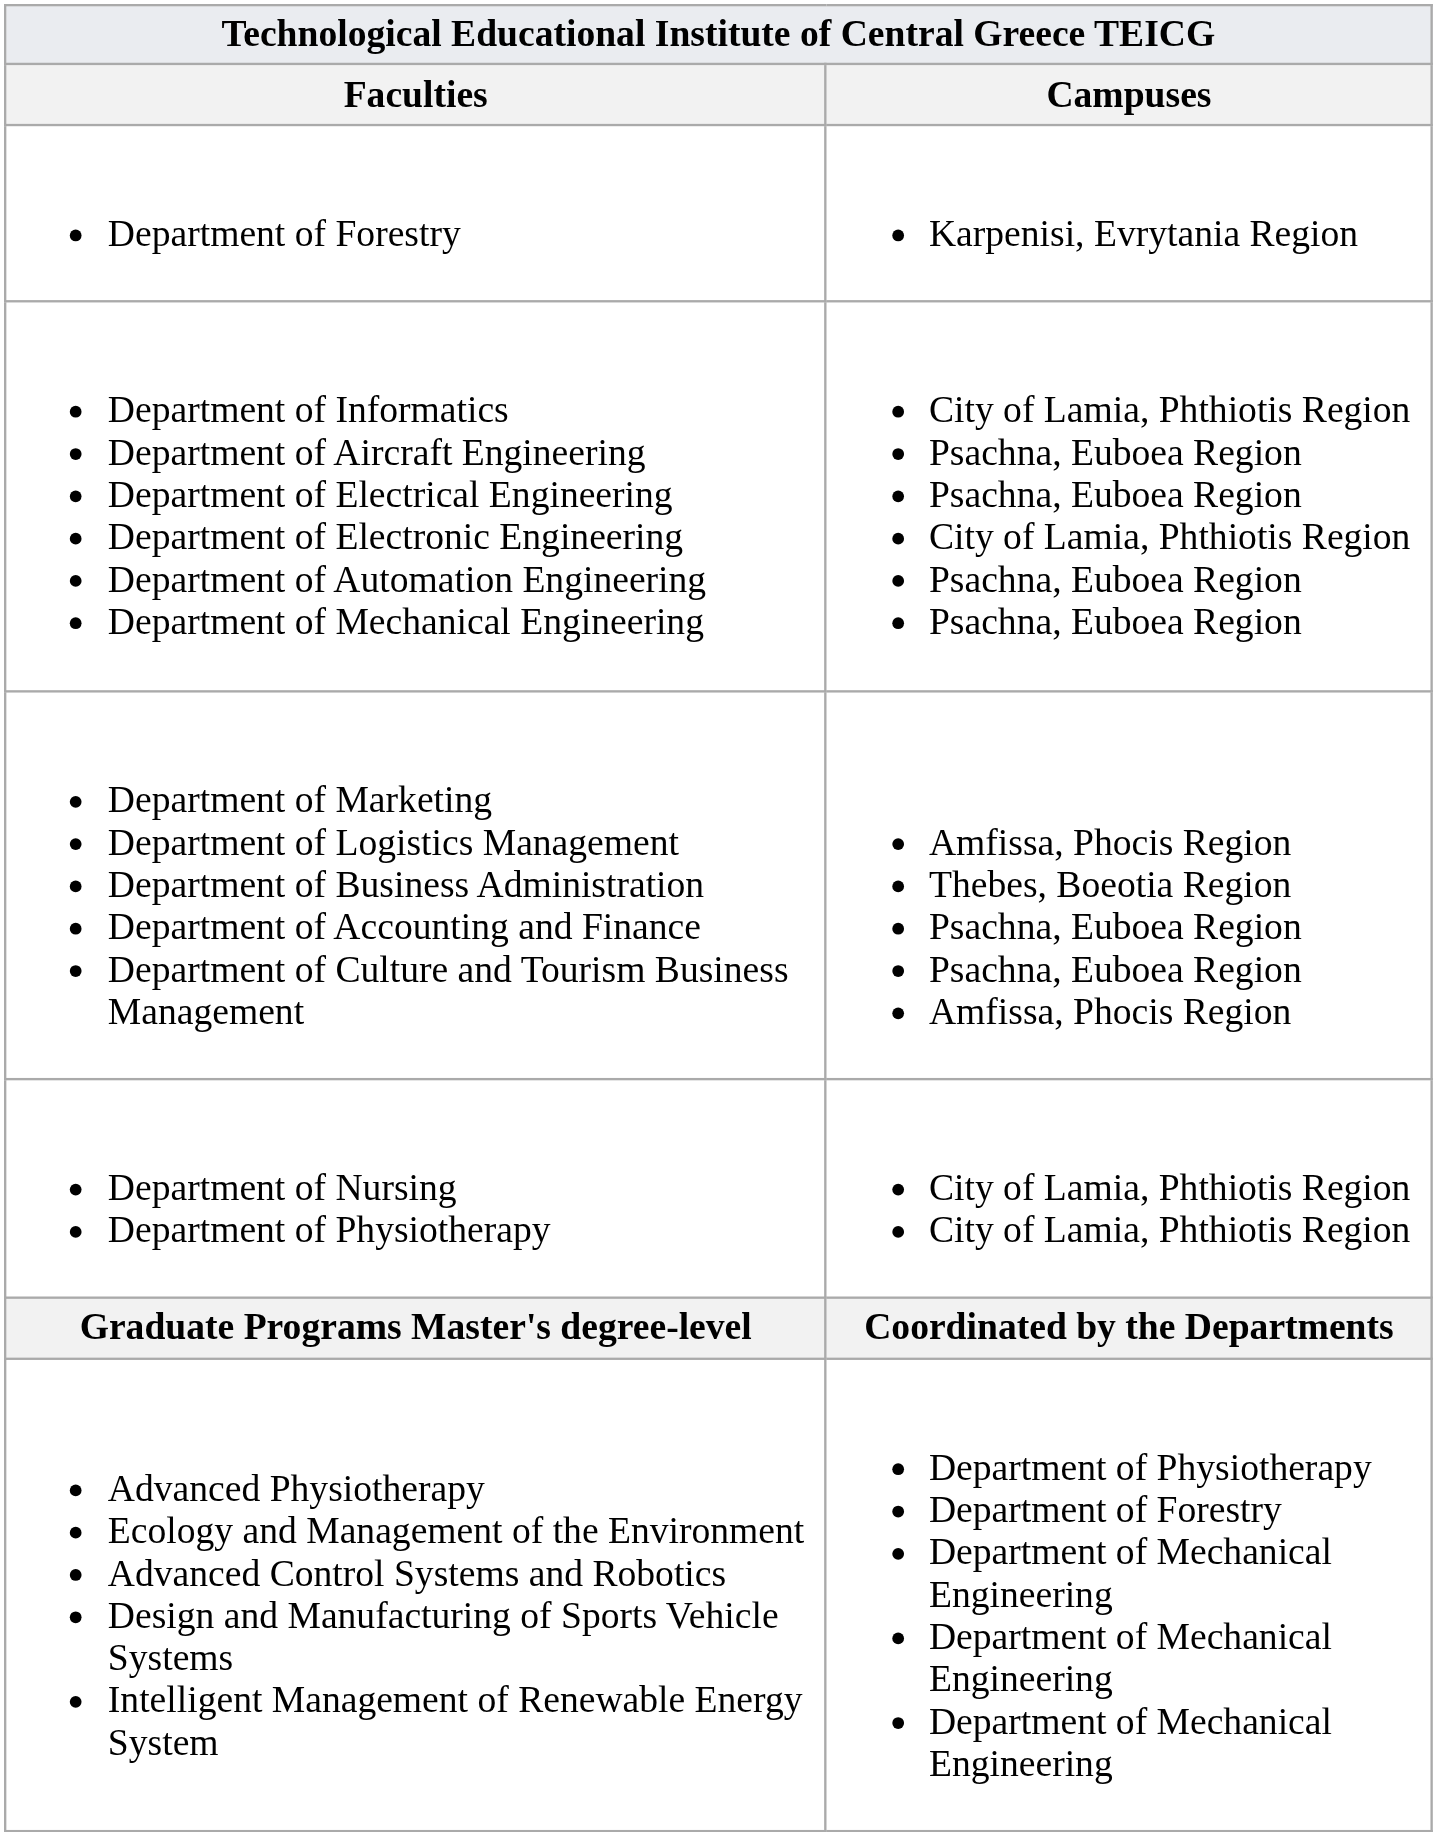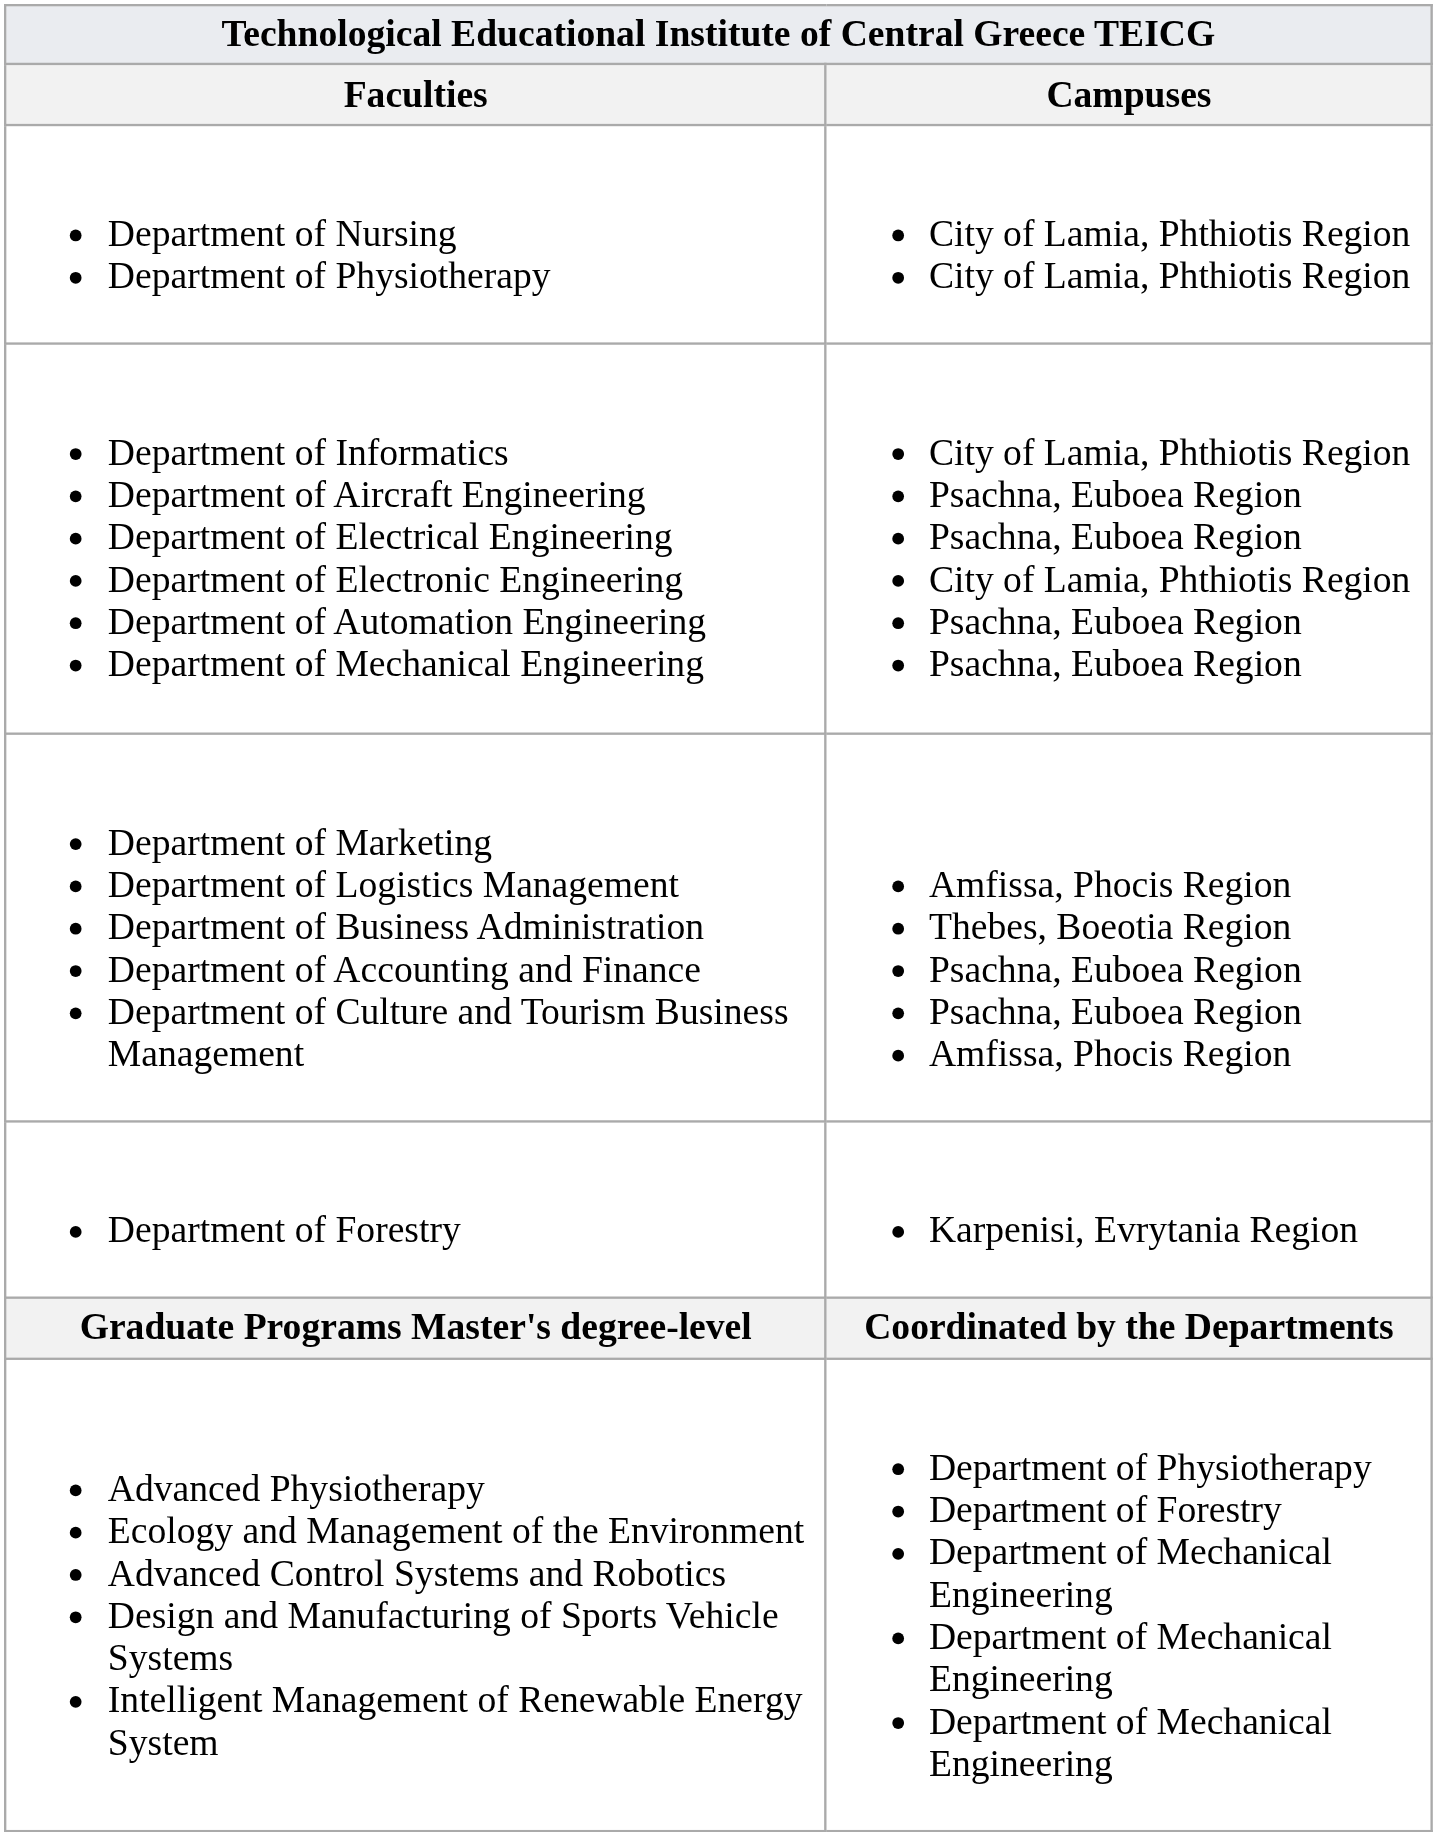rows swapped: (416, 1210) <-> (416, 234)
